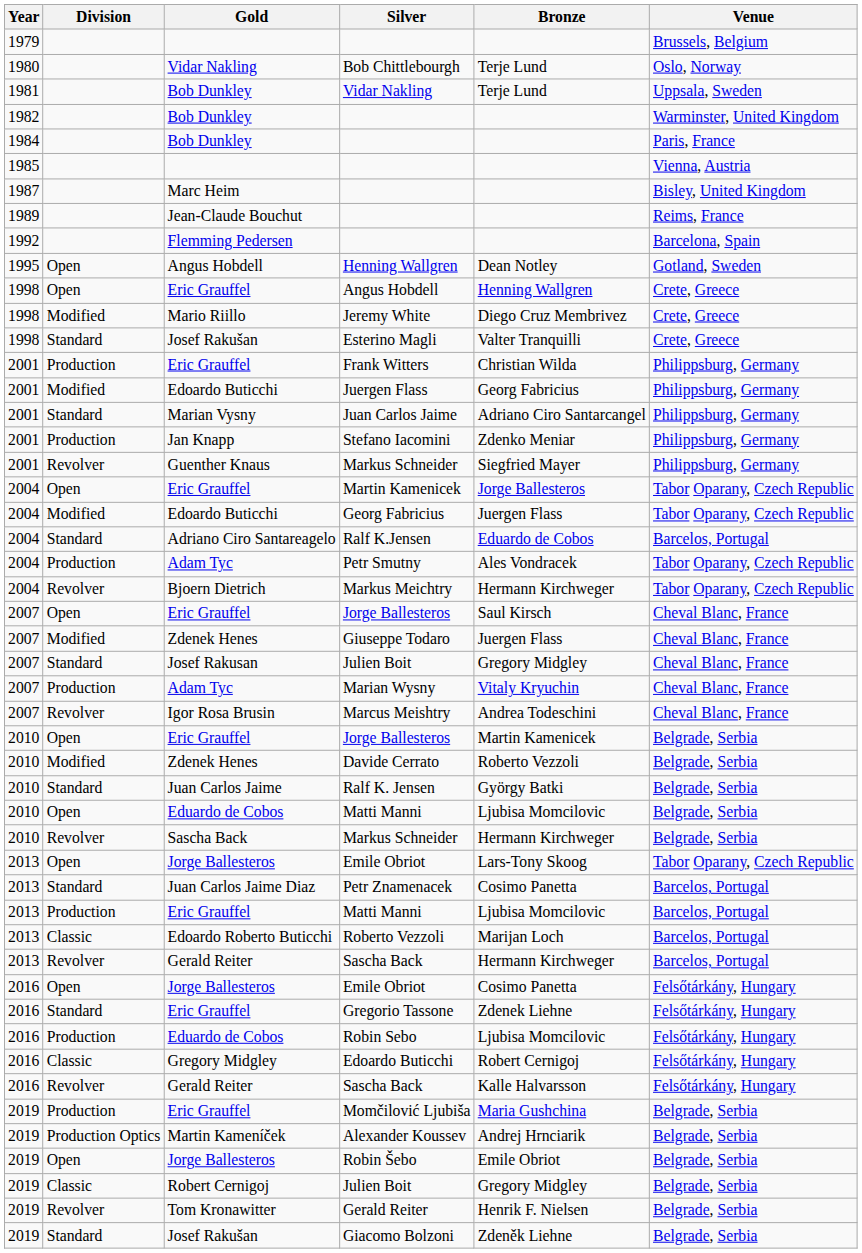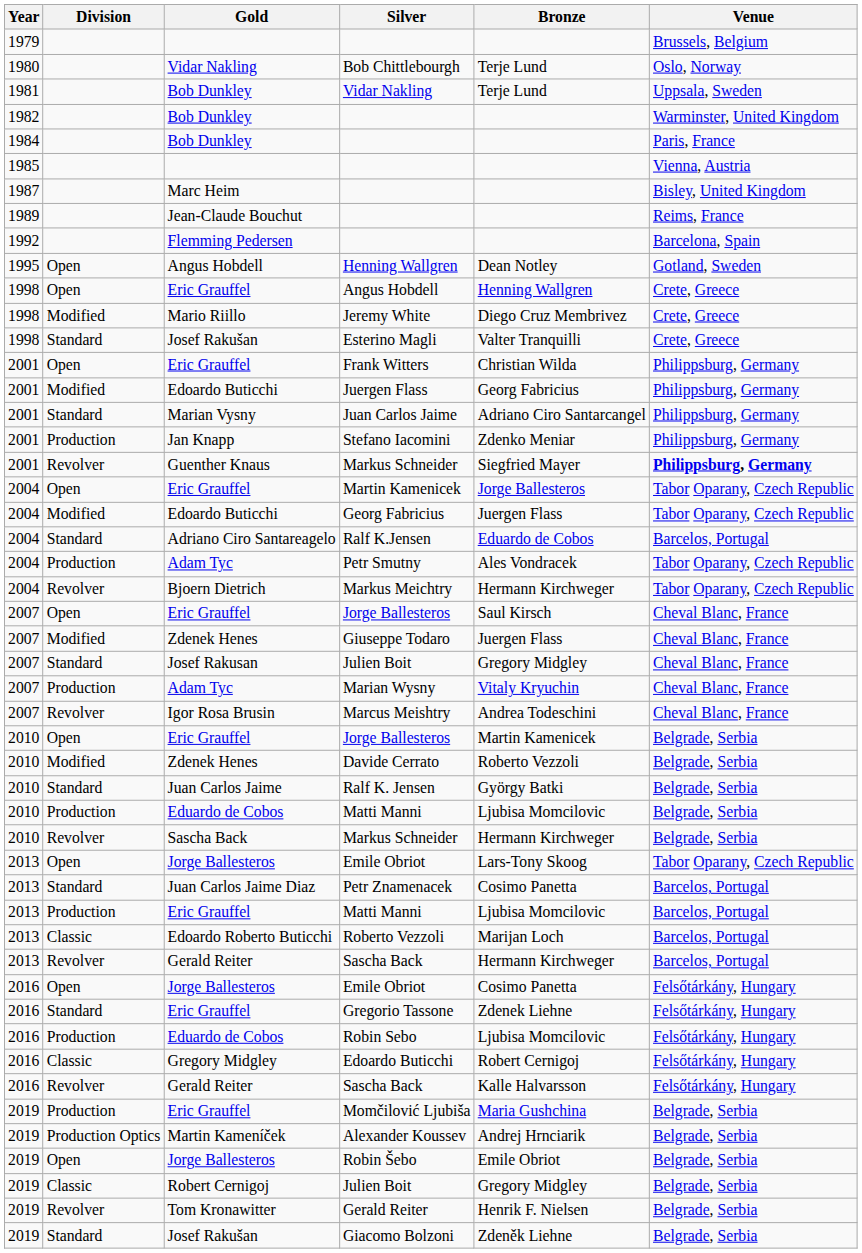(81, 365) Production -> (64, 365) Open
(726, 464) normal -> (732, 464) bold
(64, 812) Open -> (81, 812) Production
